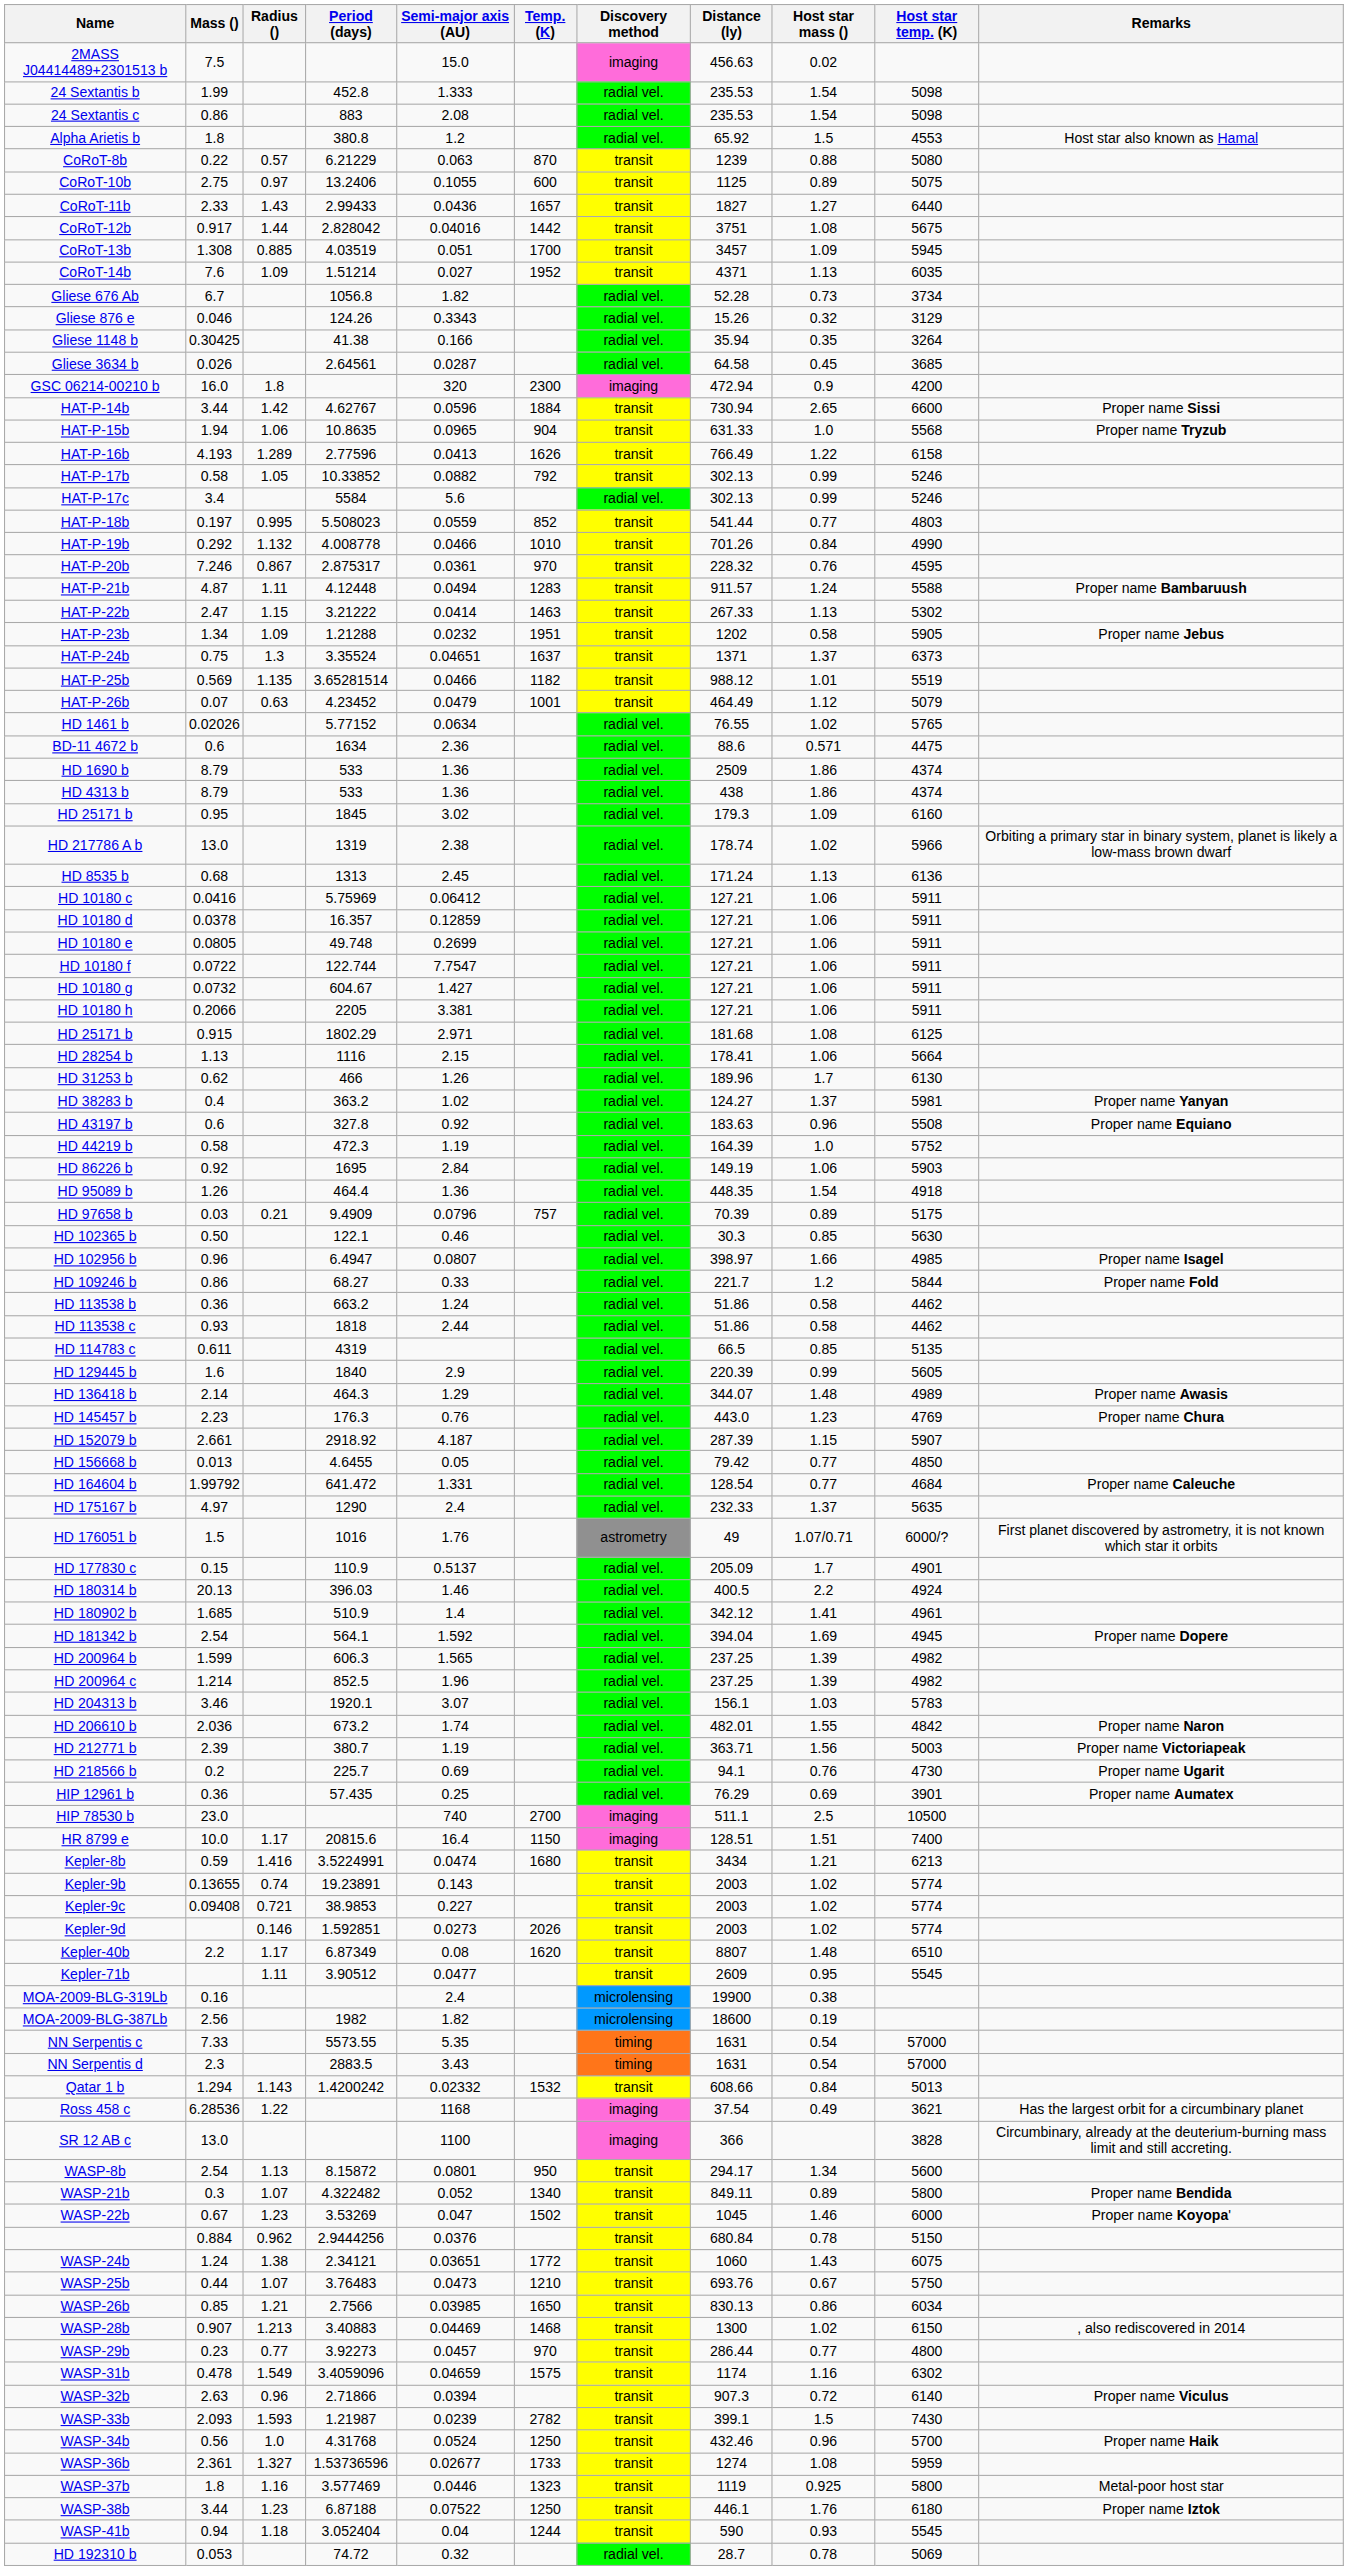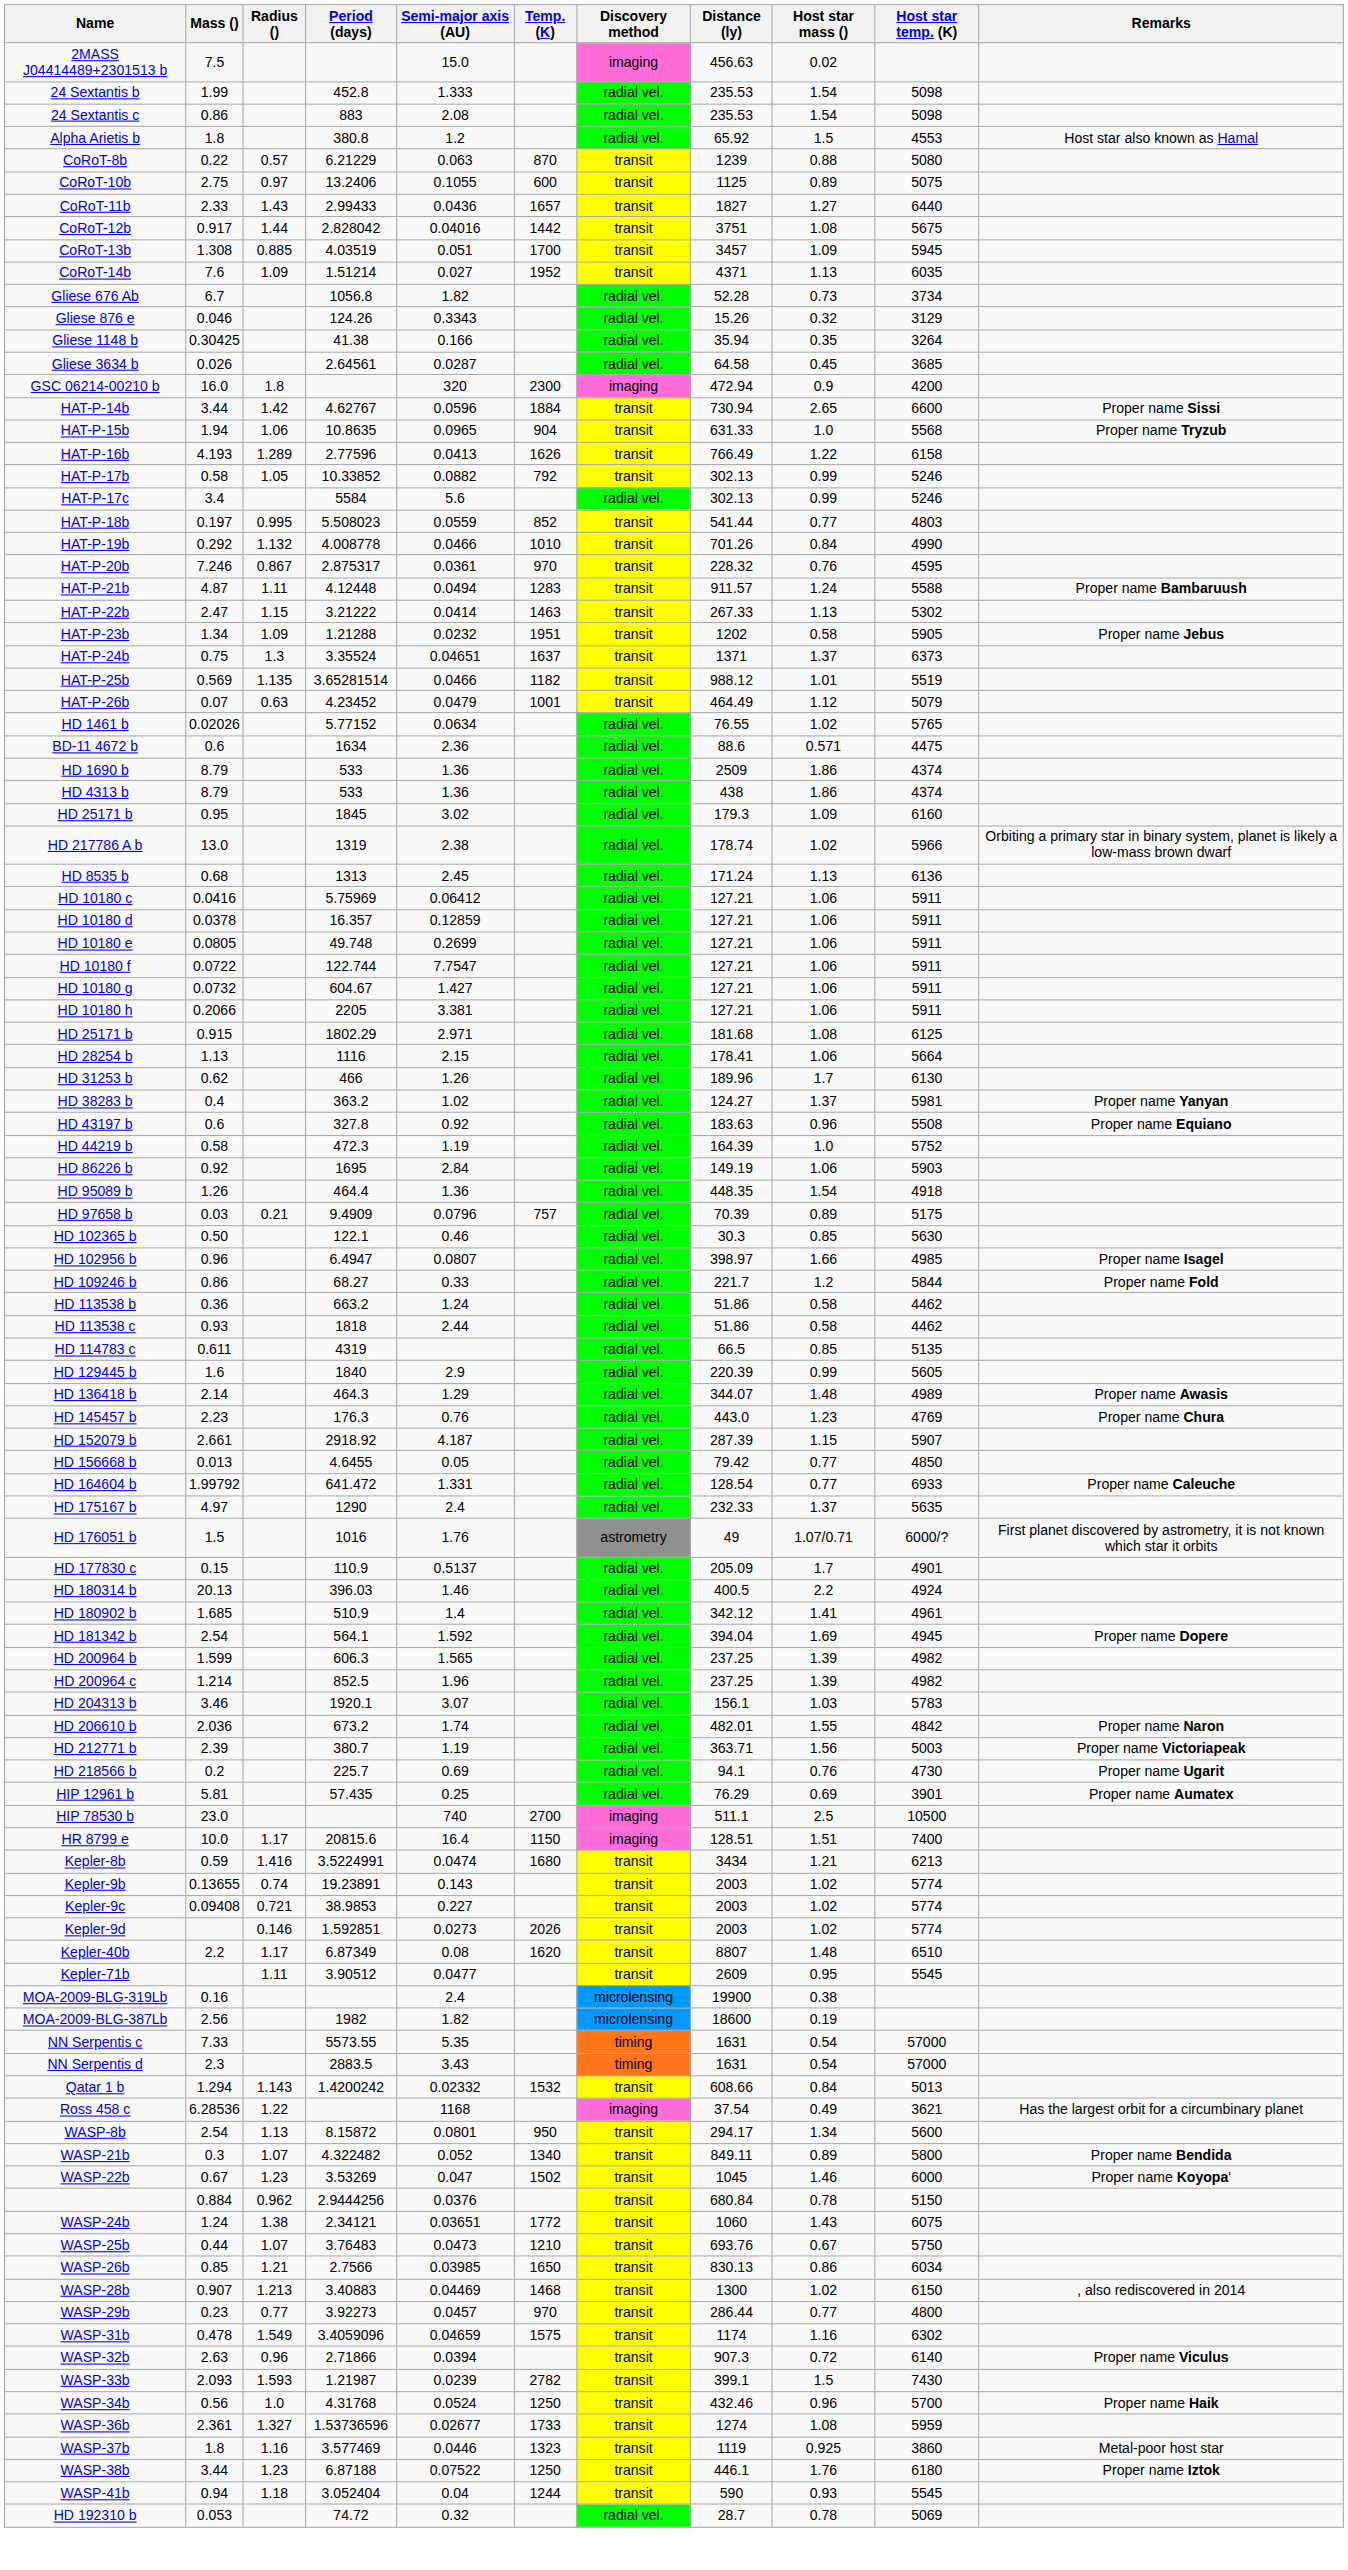(927, 1485) 4684 -> (927, 1485) 6933
(214, 1794) 0.36 -> (214, 1794) 5.81
- row: (95, 2140)
(927, 2487) 5800 -> (927, 2448) 3860
